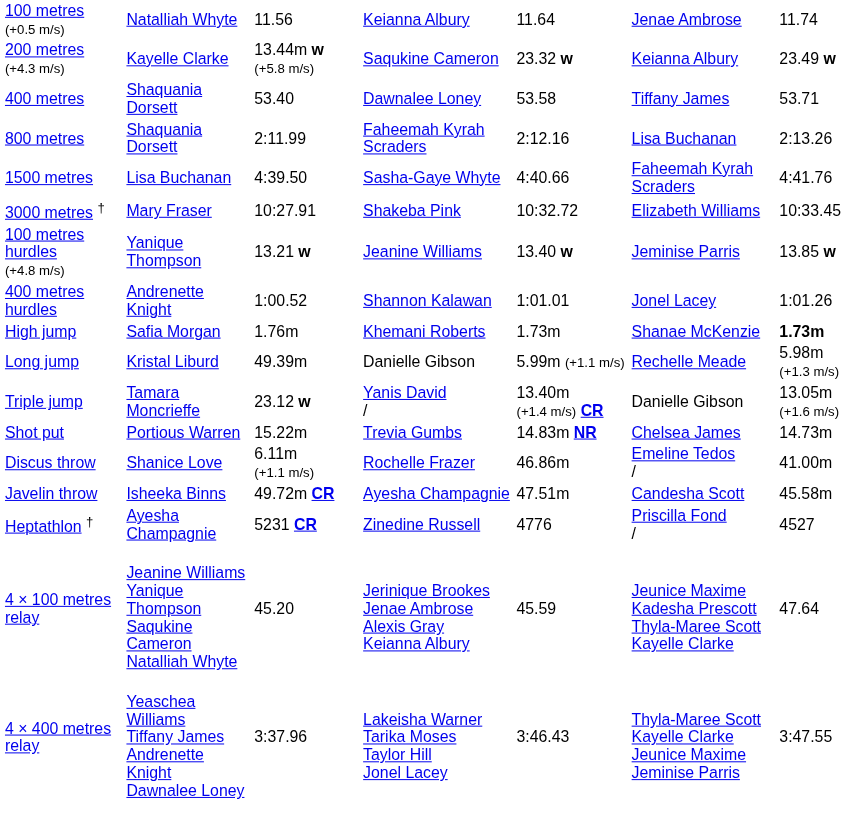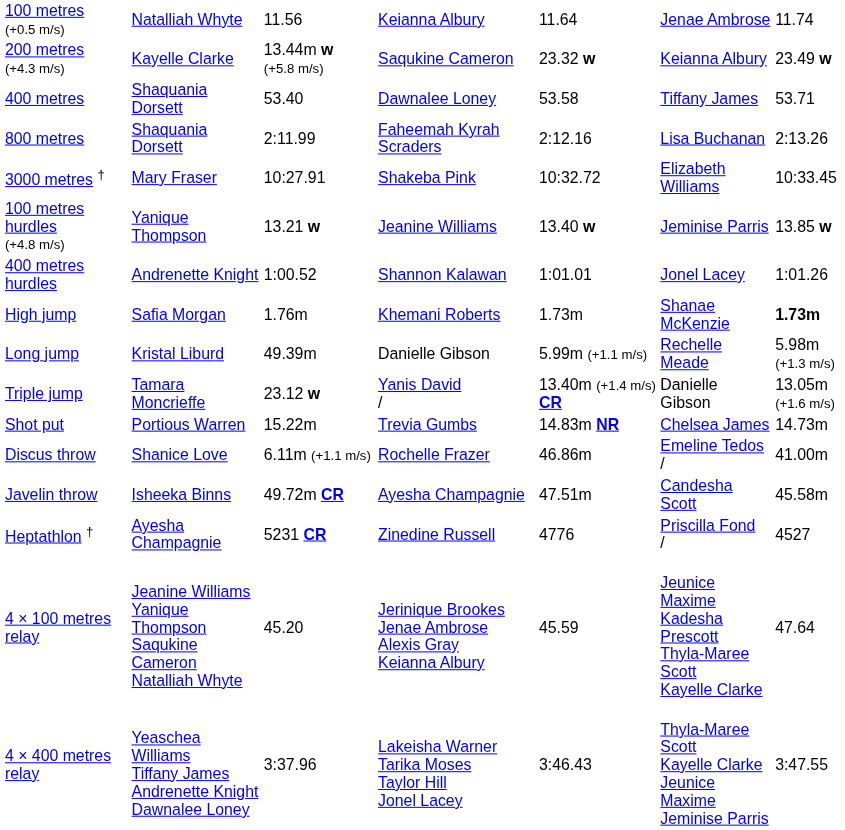- row: (49, 178)
